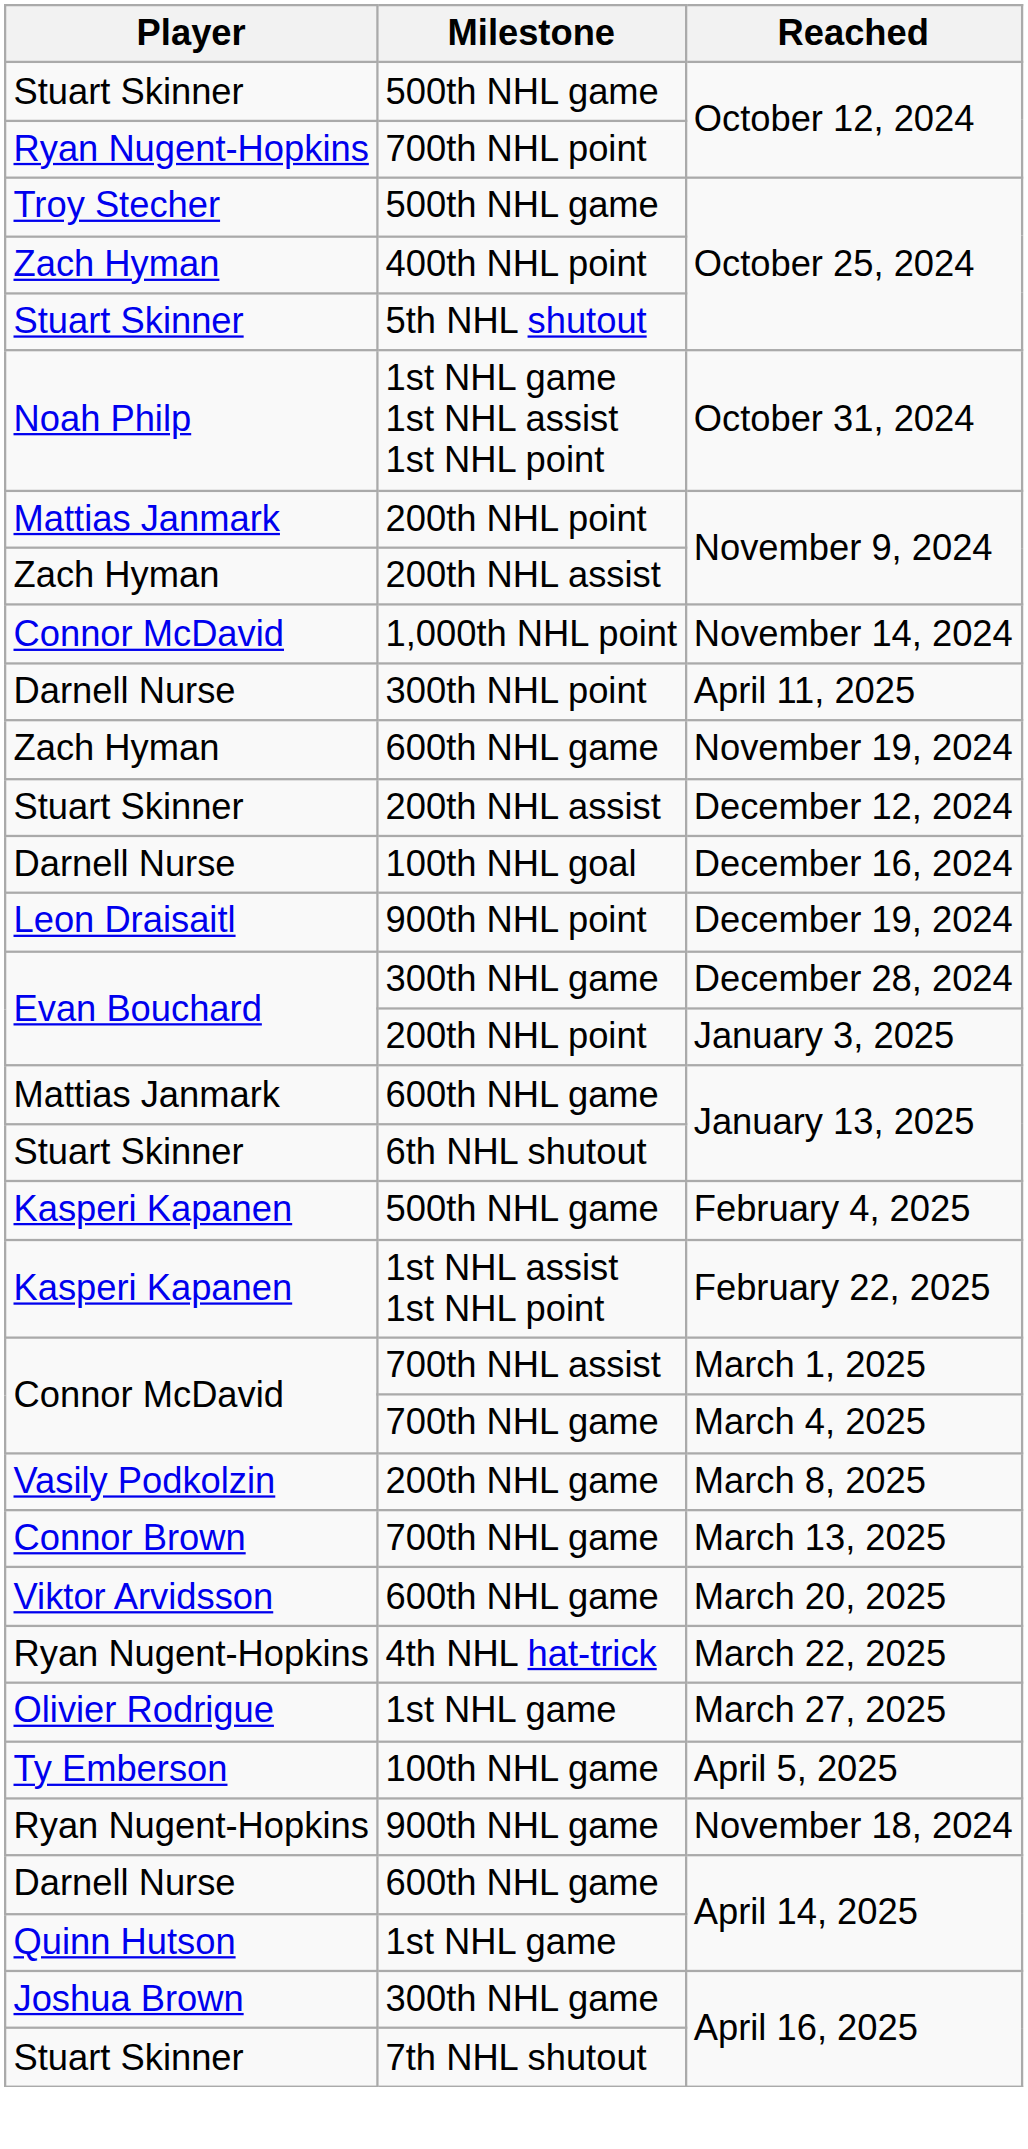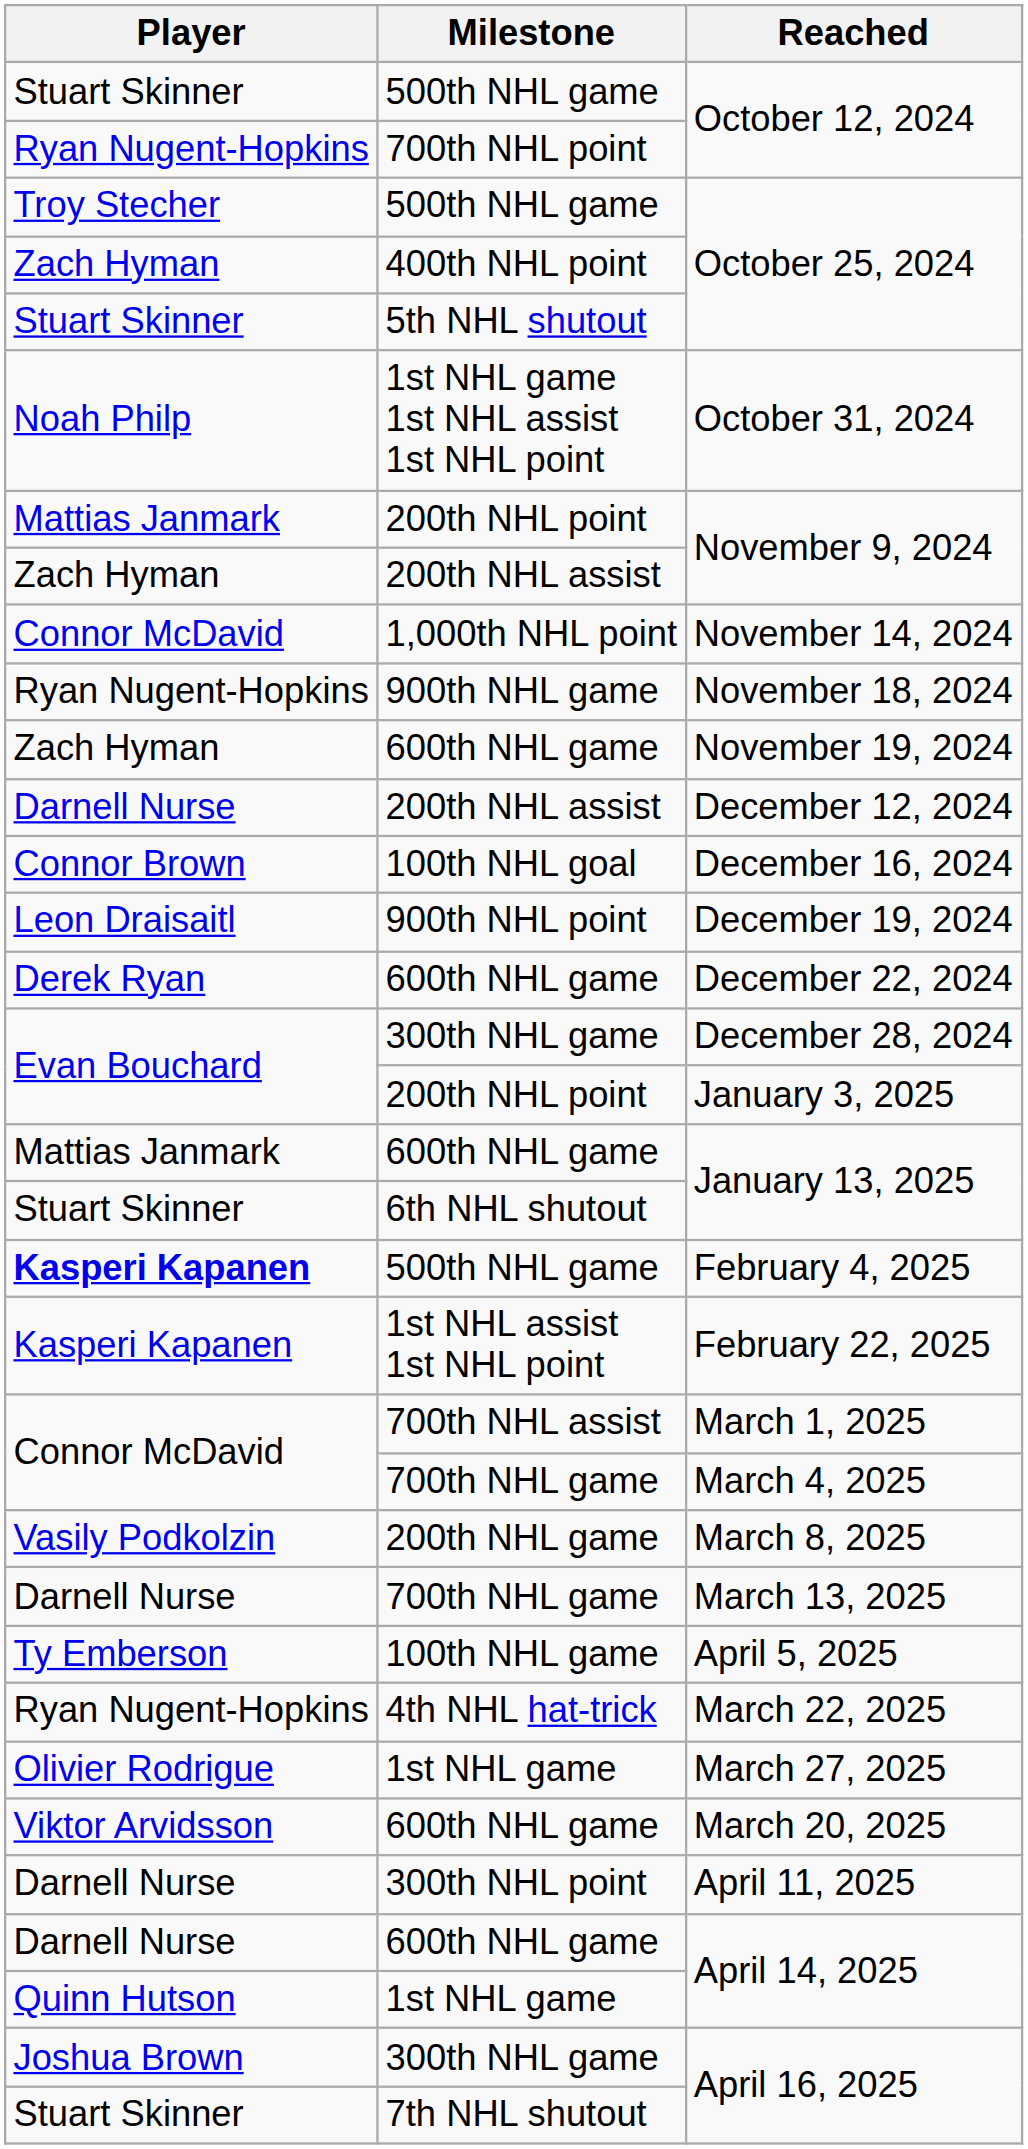rows swapped: (522, 1826) <-> (516, 691)
(129, 806) Stuart Skinner -> (125, 806) Darnell Nurse
(125, 863) Darnell Nurse -> (130, 863) Connor Brown
+ row: (522, 979)
(153, 1209) normal -> (162, 1267) bold
(130, 1538) Connor Brown -> (125, 1595) Darnell Nurse
rows swapped: (522, 1595) <-> (522, 1768)
